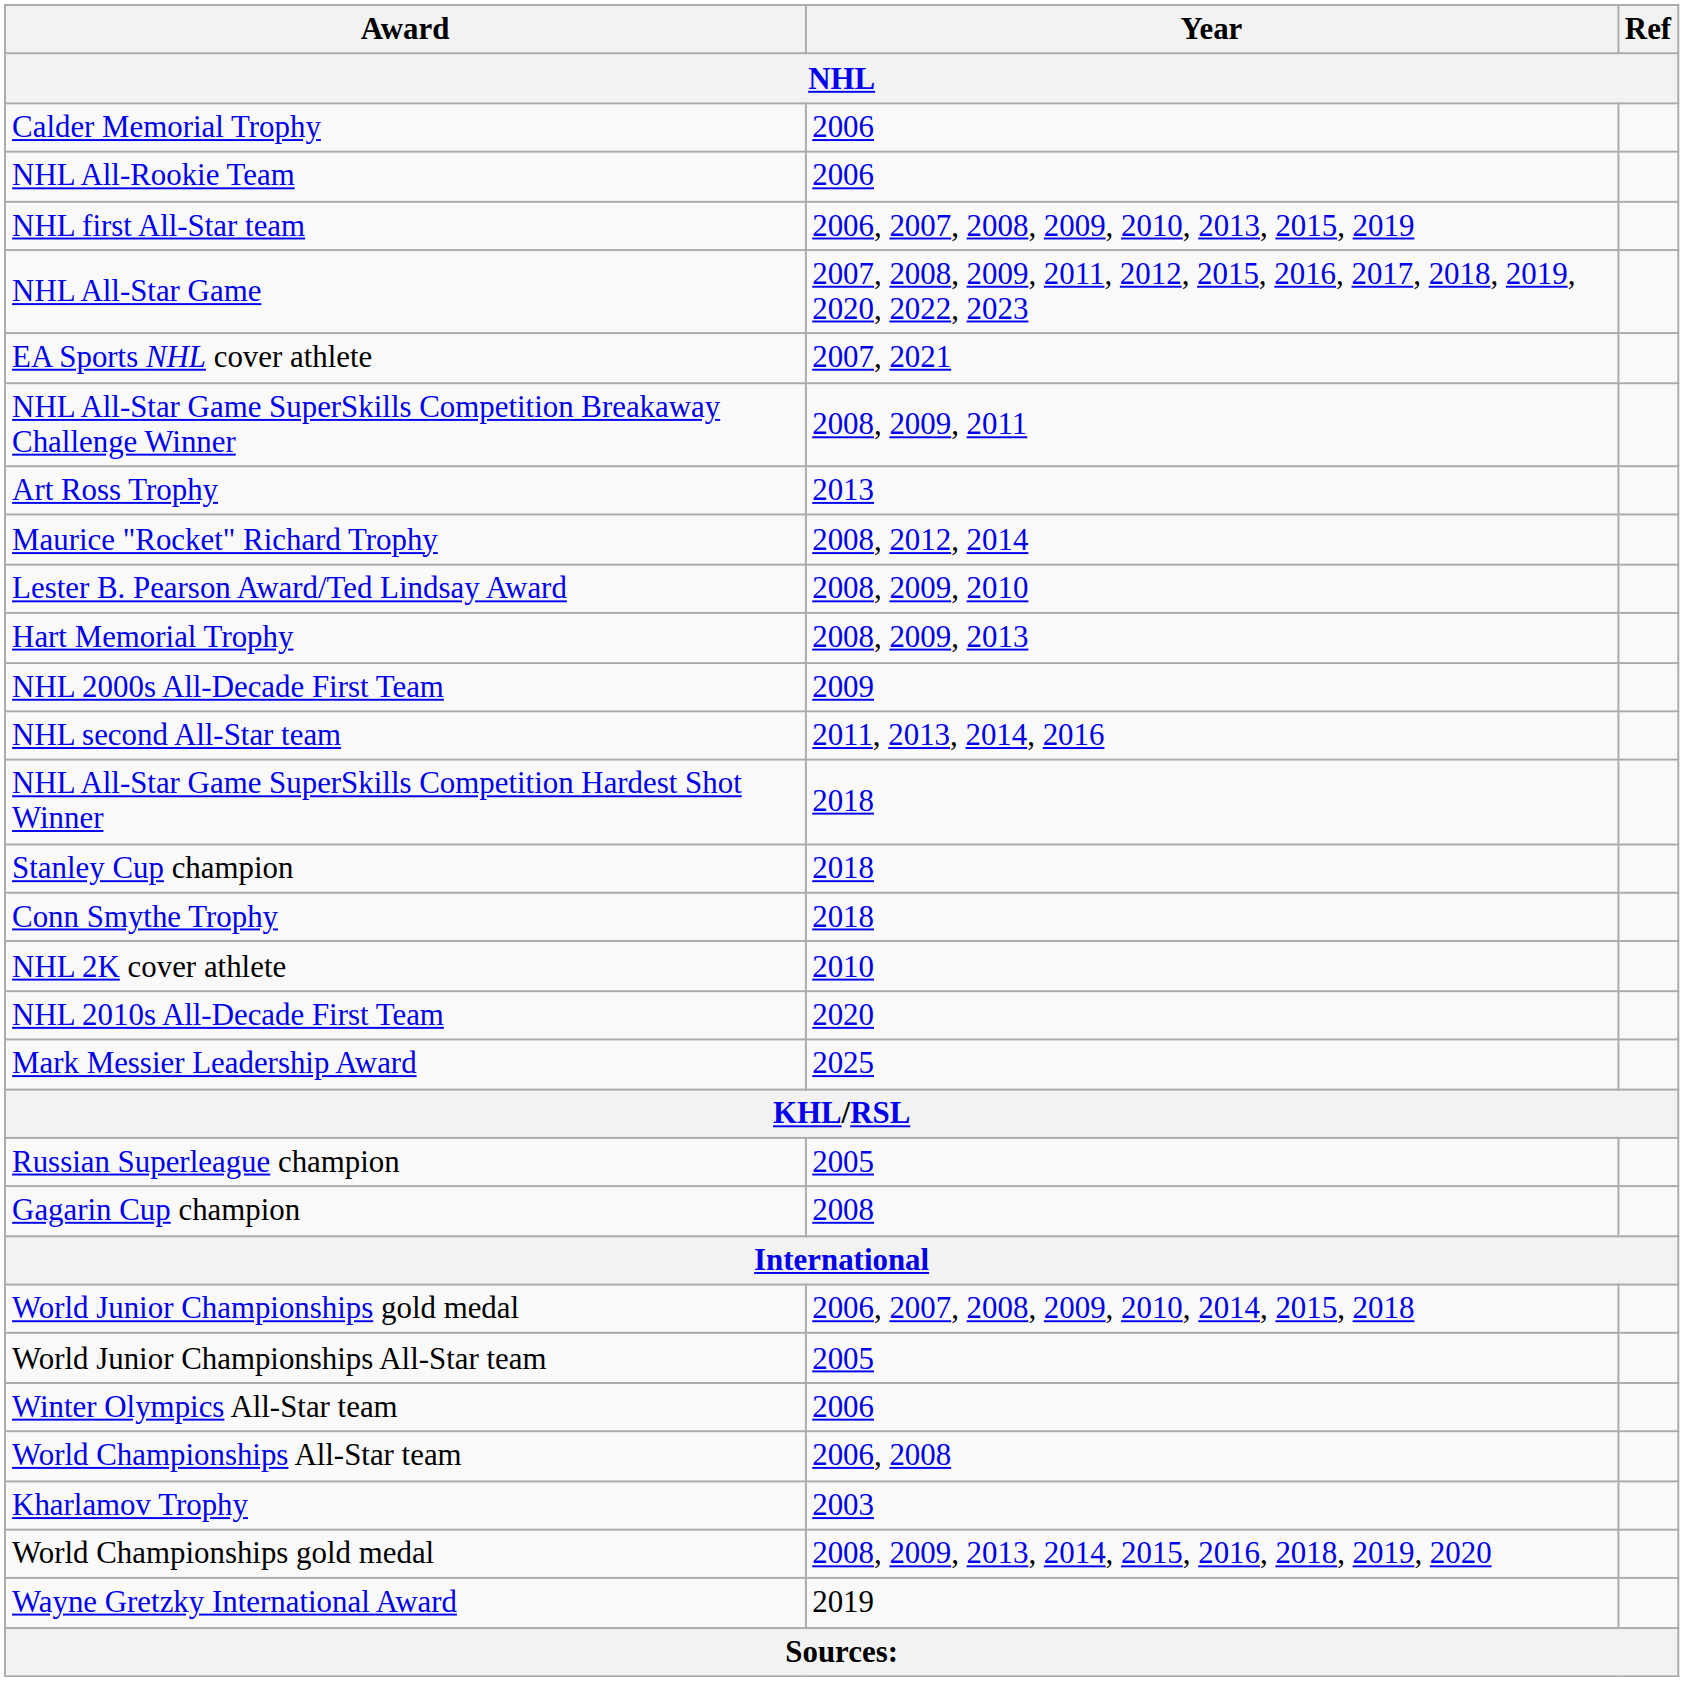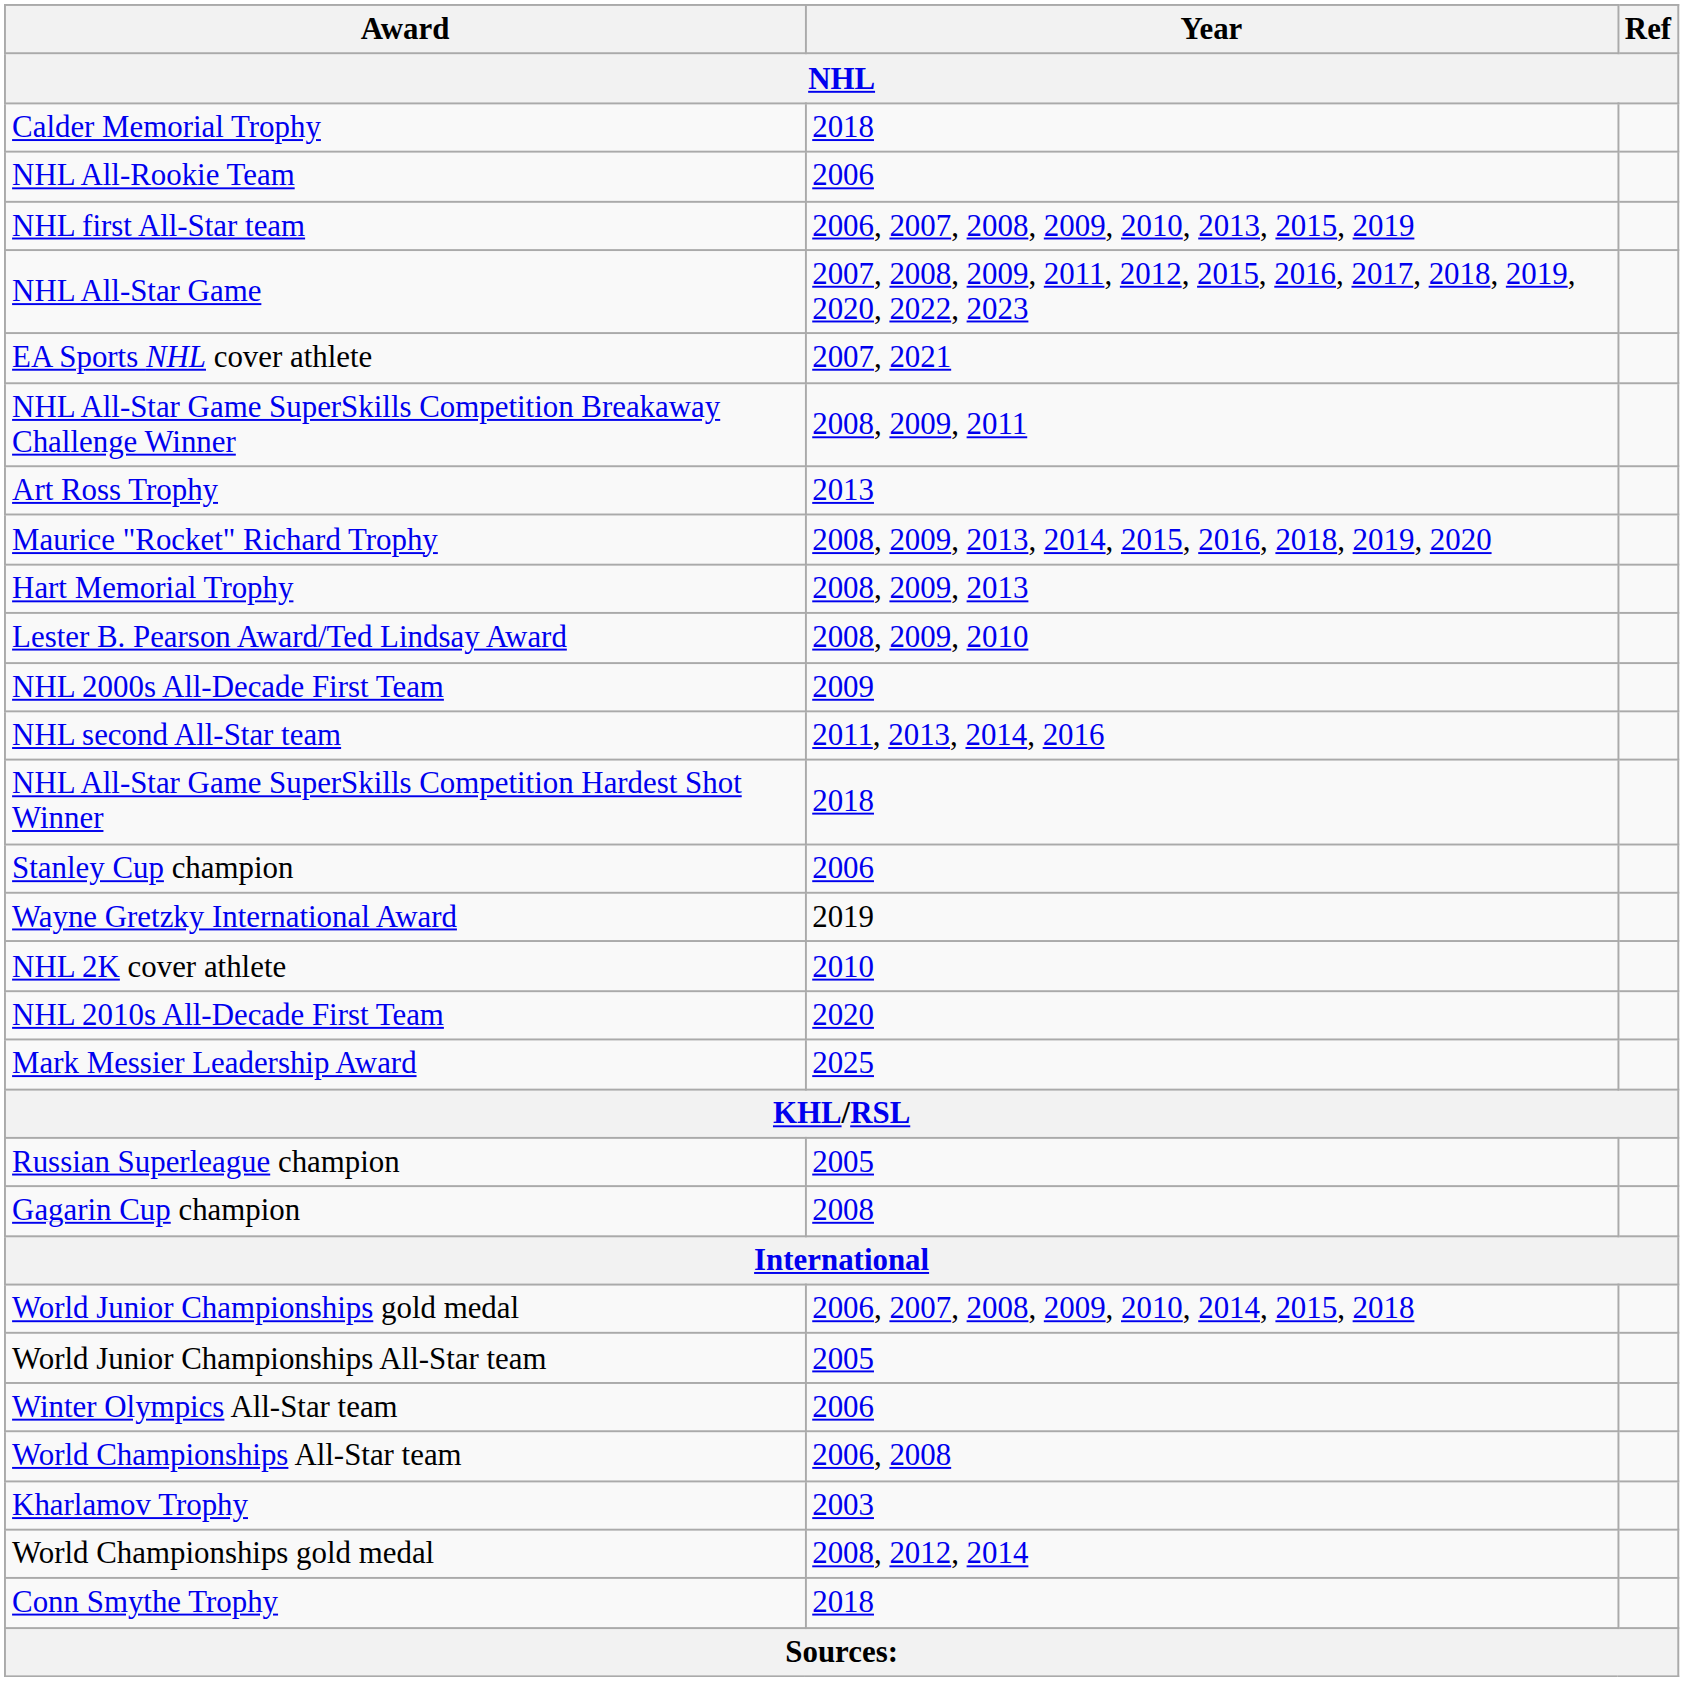(843, 126) 2006 -> (843, 126) 2018
(920, 539) 2008, 2012, 2014 -> (1152, 539) 2008, 2009, 2013, 2014, 2015, 2016, 2018, 2019, 2020
rows swapped: (153, 637) <-> (289, 588)
(843, 867) 2018 -> (843, 867) 2006
rows swapped: (145, 916) <-> (234, 1602)
(1152, 1553) 2008, 2009, 2013, 2014, 2015, 2016, 2018, 2019, 2020 -> (920, 1553) 2008, 2012, 2014
